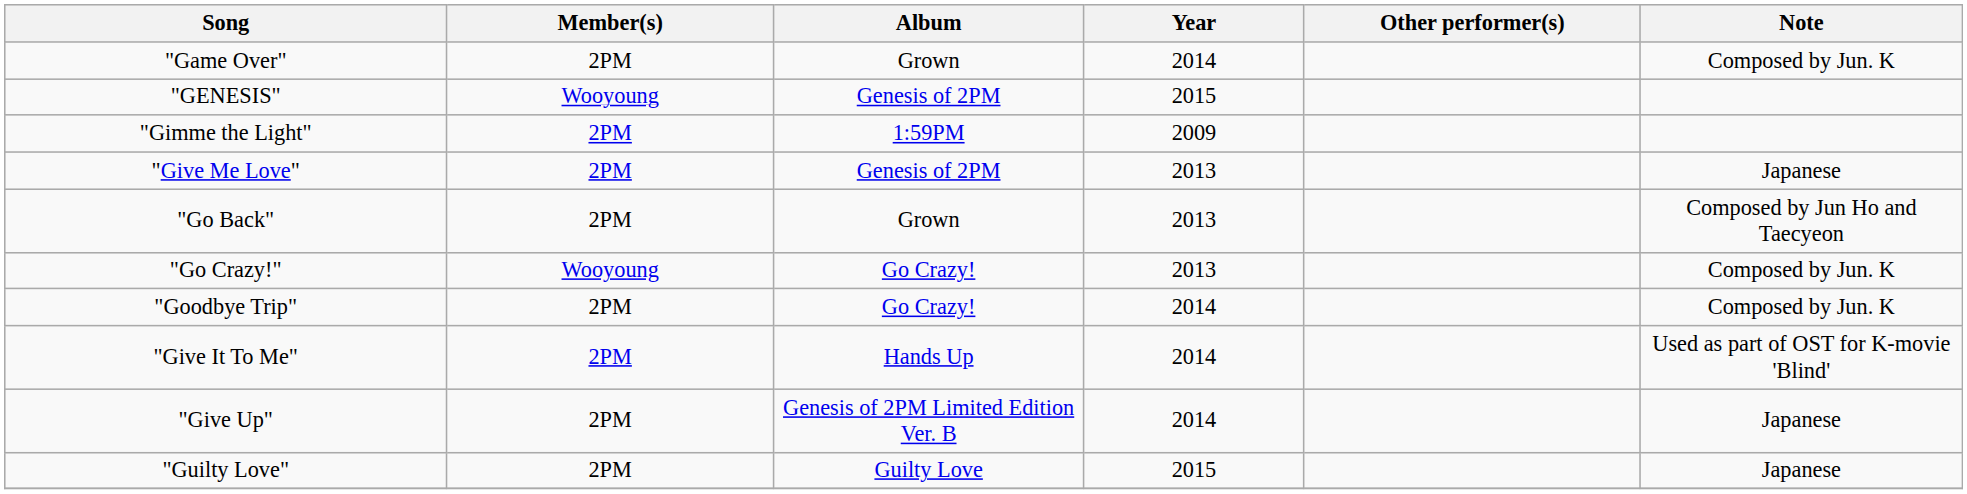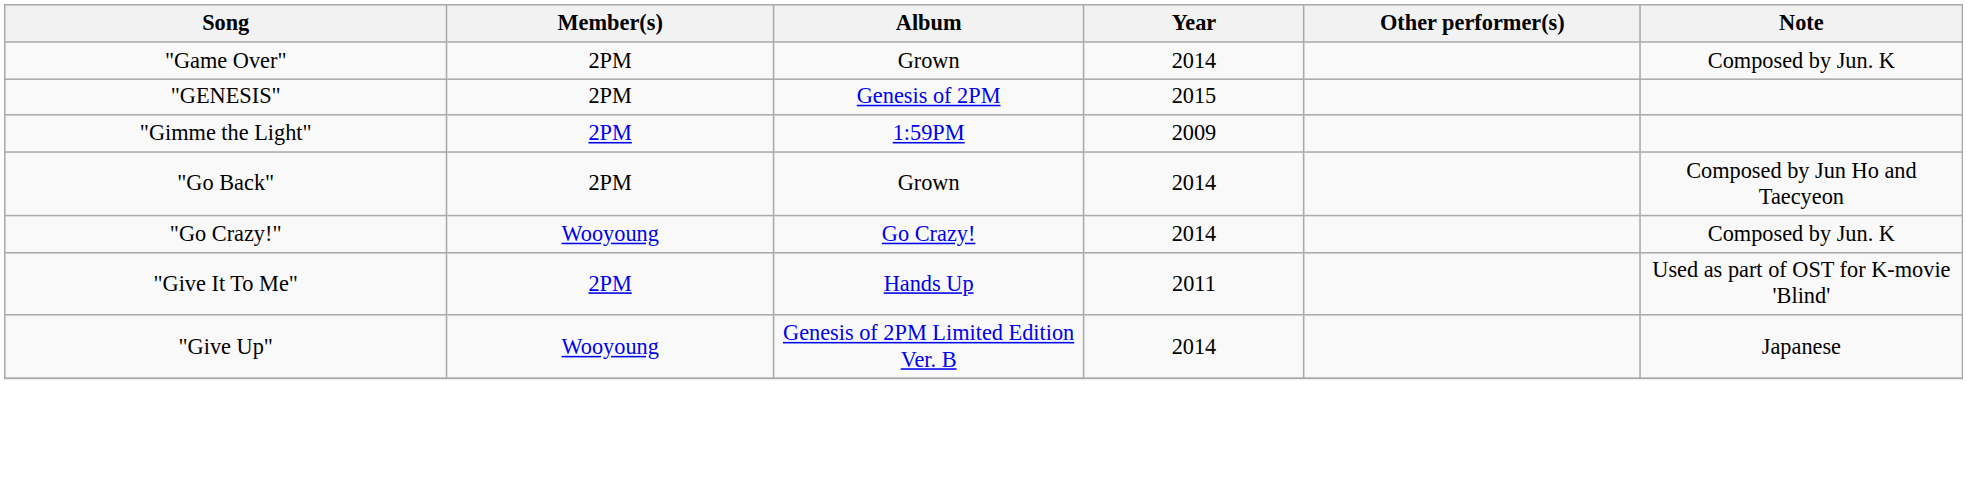(610, 96) Wooyoung -> (610, 96) 2PM
- row: (226, 170)
(1194, 220) 2013 -> (1194, 183) 2014
(1194, 270) 2013 -> (1194, 233) 2014
- row: (226, 306)
(1194, 356) 2014 -> (1194, 283) 2011
(610, 420) 2PM -> (610, 346) Wooyoung
- row: (226, 470)
